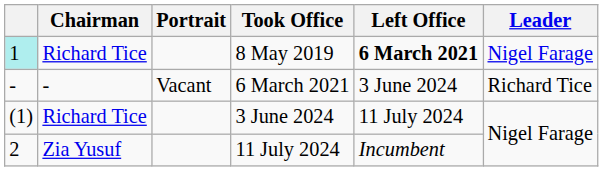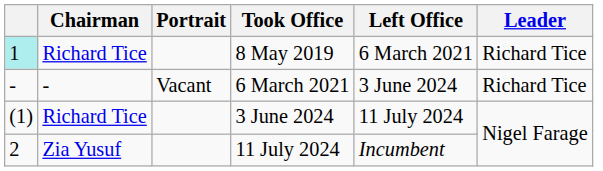(418, 52) bold -> (416, 52) normal
(540, 52) Nigel Farage -> (534, 52) Richard Tice
